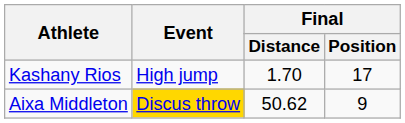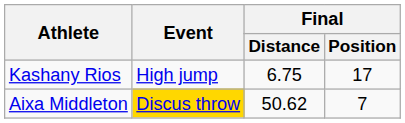(284, 75) 1.70 -> (284, 75) 6.75
(362, 104) 9 -> (362, 104) 7
